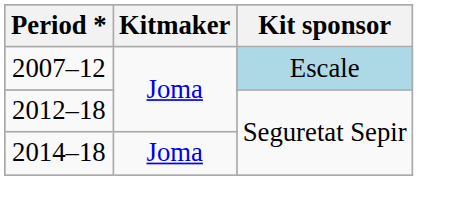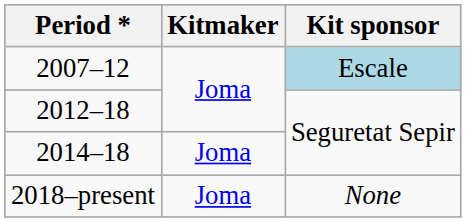+ row: (83, 195)
